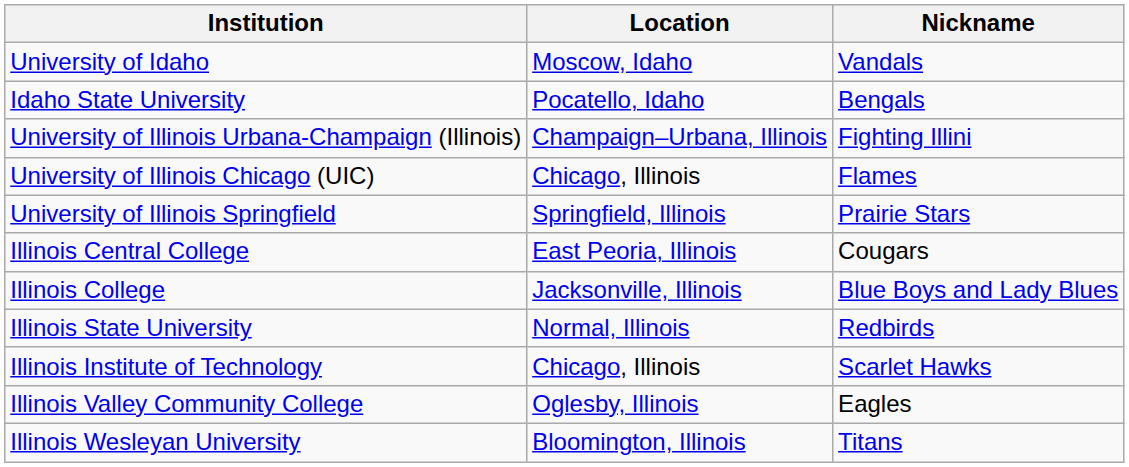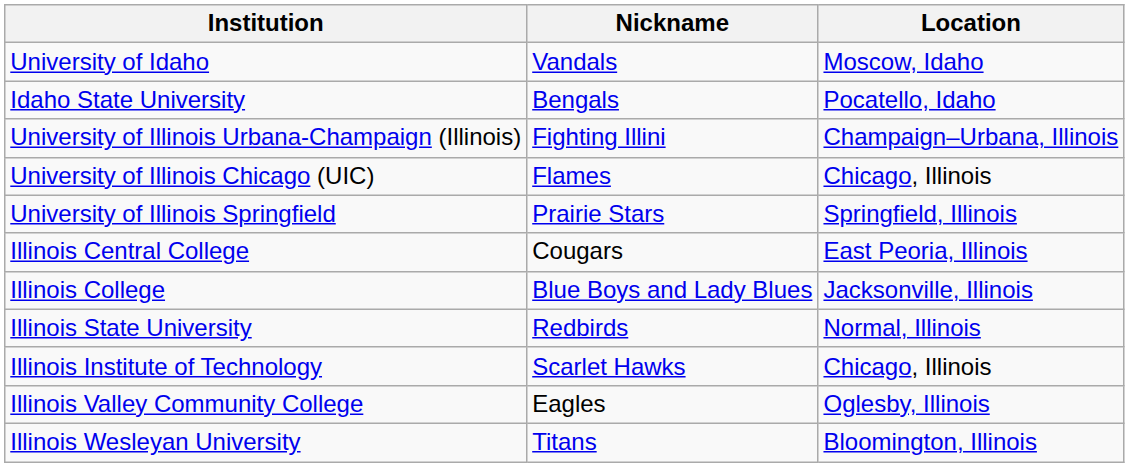columns swapped: (978, 23) <-> (680, 23)
